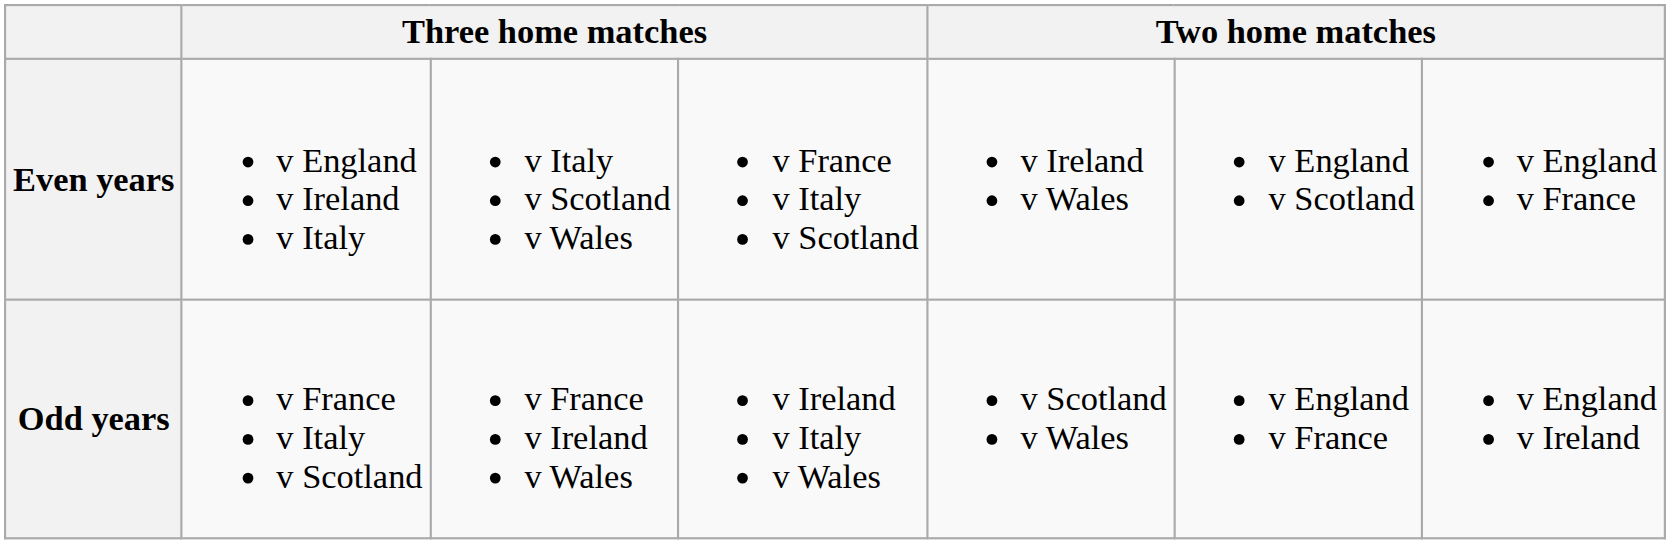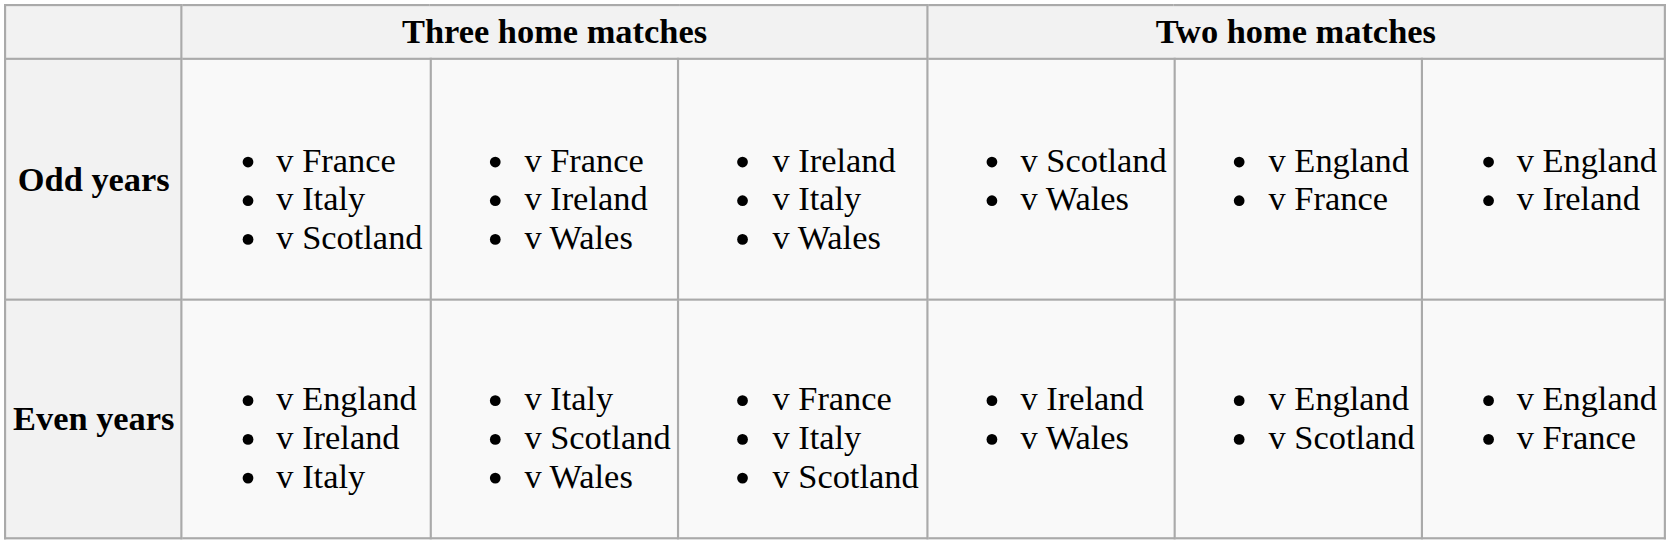rows swapped: (94, 178) <-> (94, 418)
